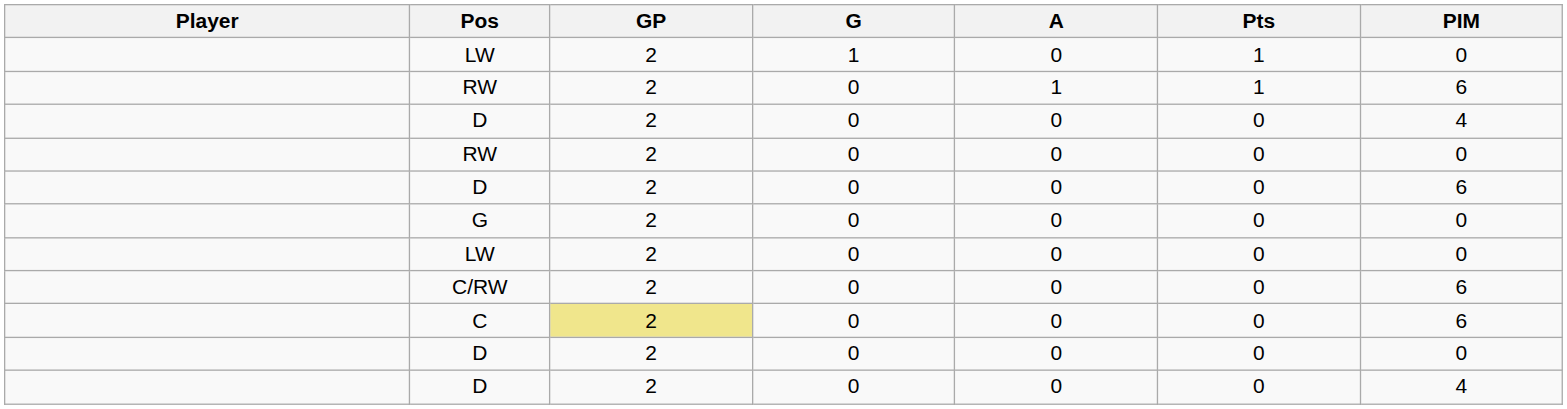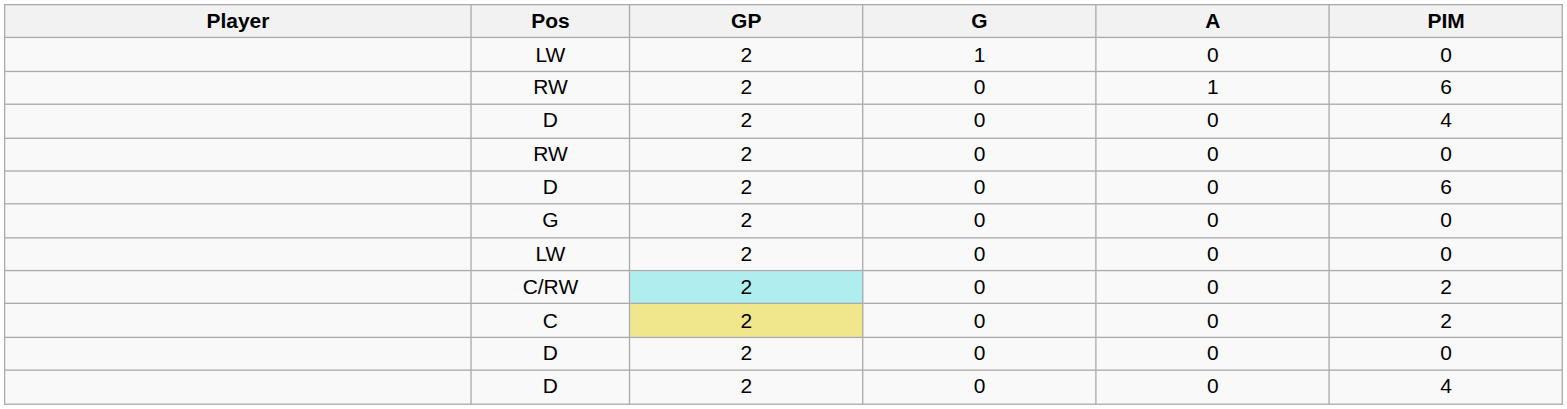- column: (1259, 21)
(651, 287) no background -> (746, 287) paleturquoise background
(1461, 287) 6 -> (1446, 287) 2
(1461, 320) 6 -> (1446, 320) 2
